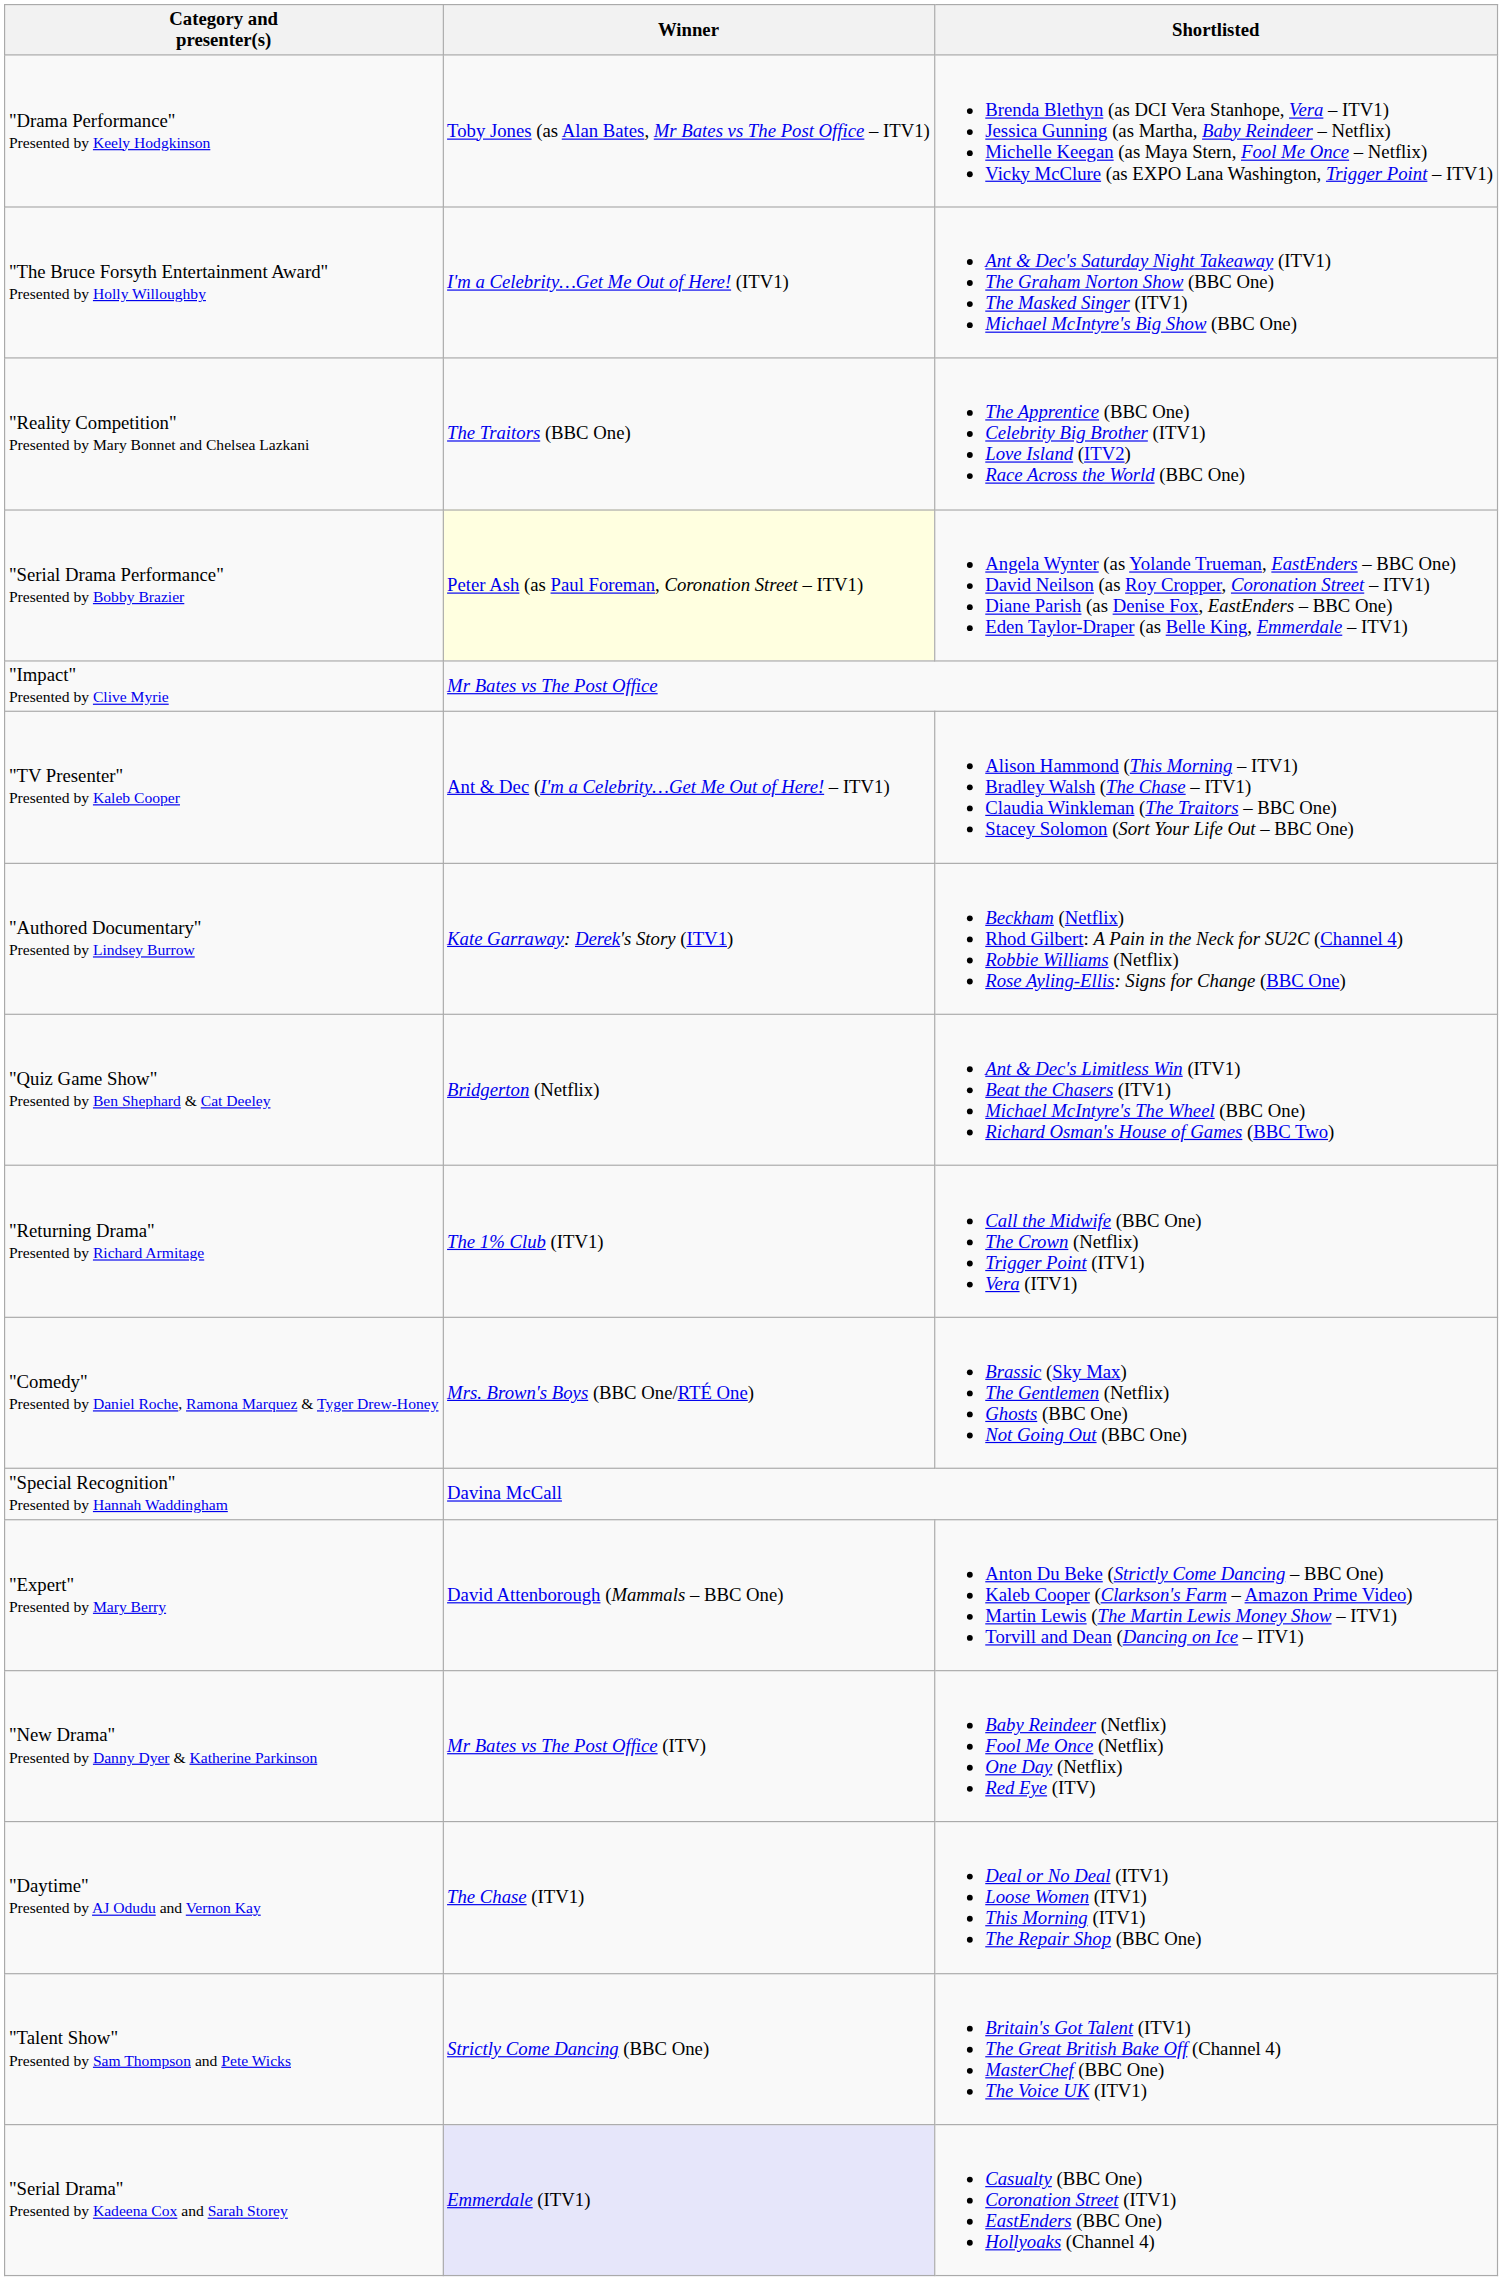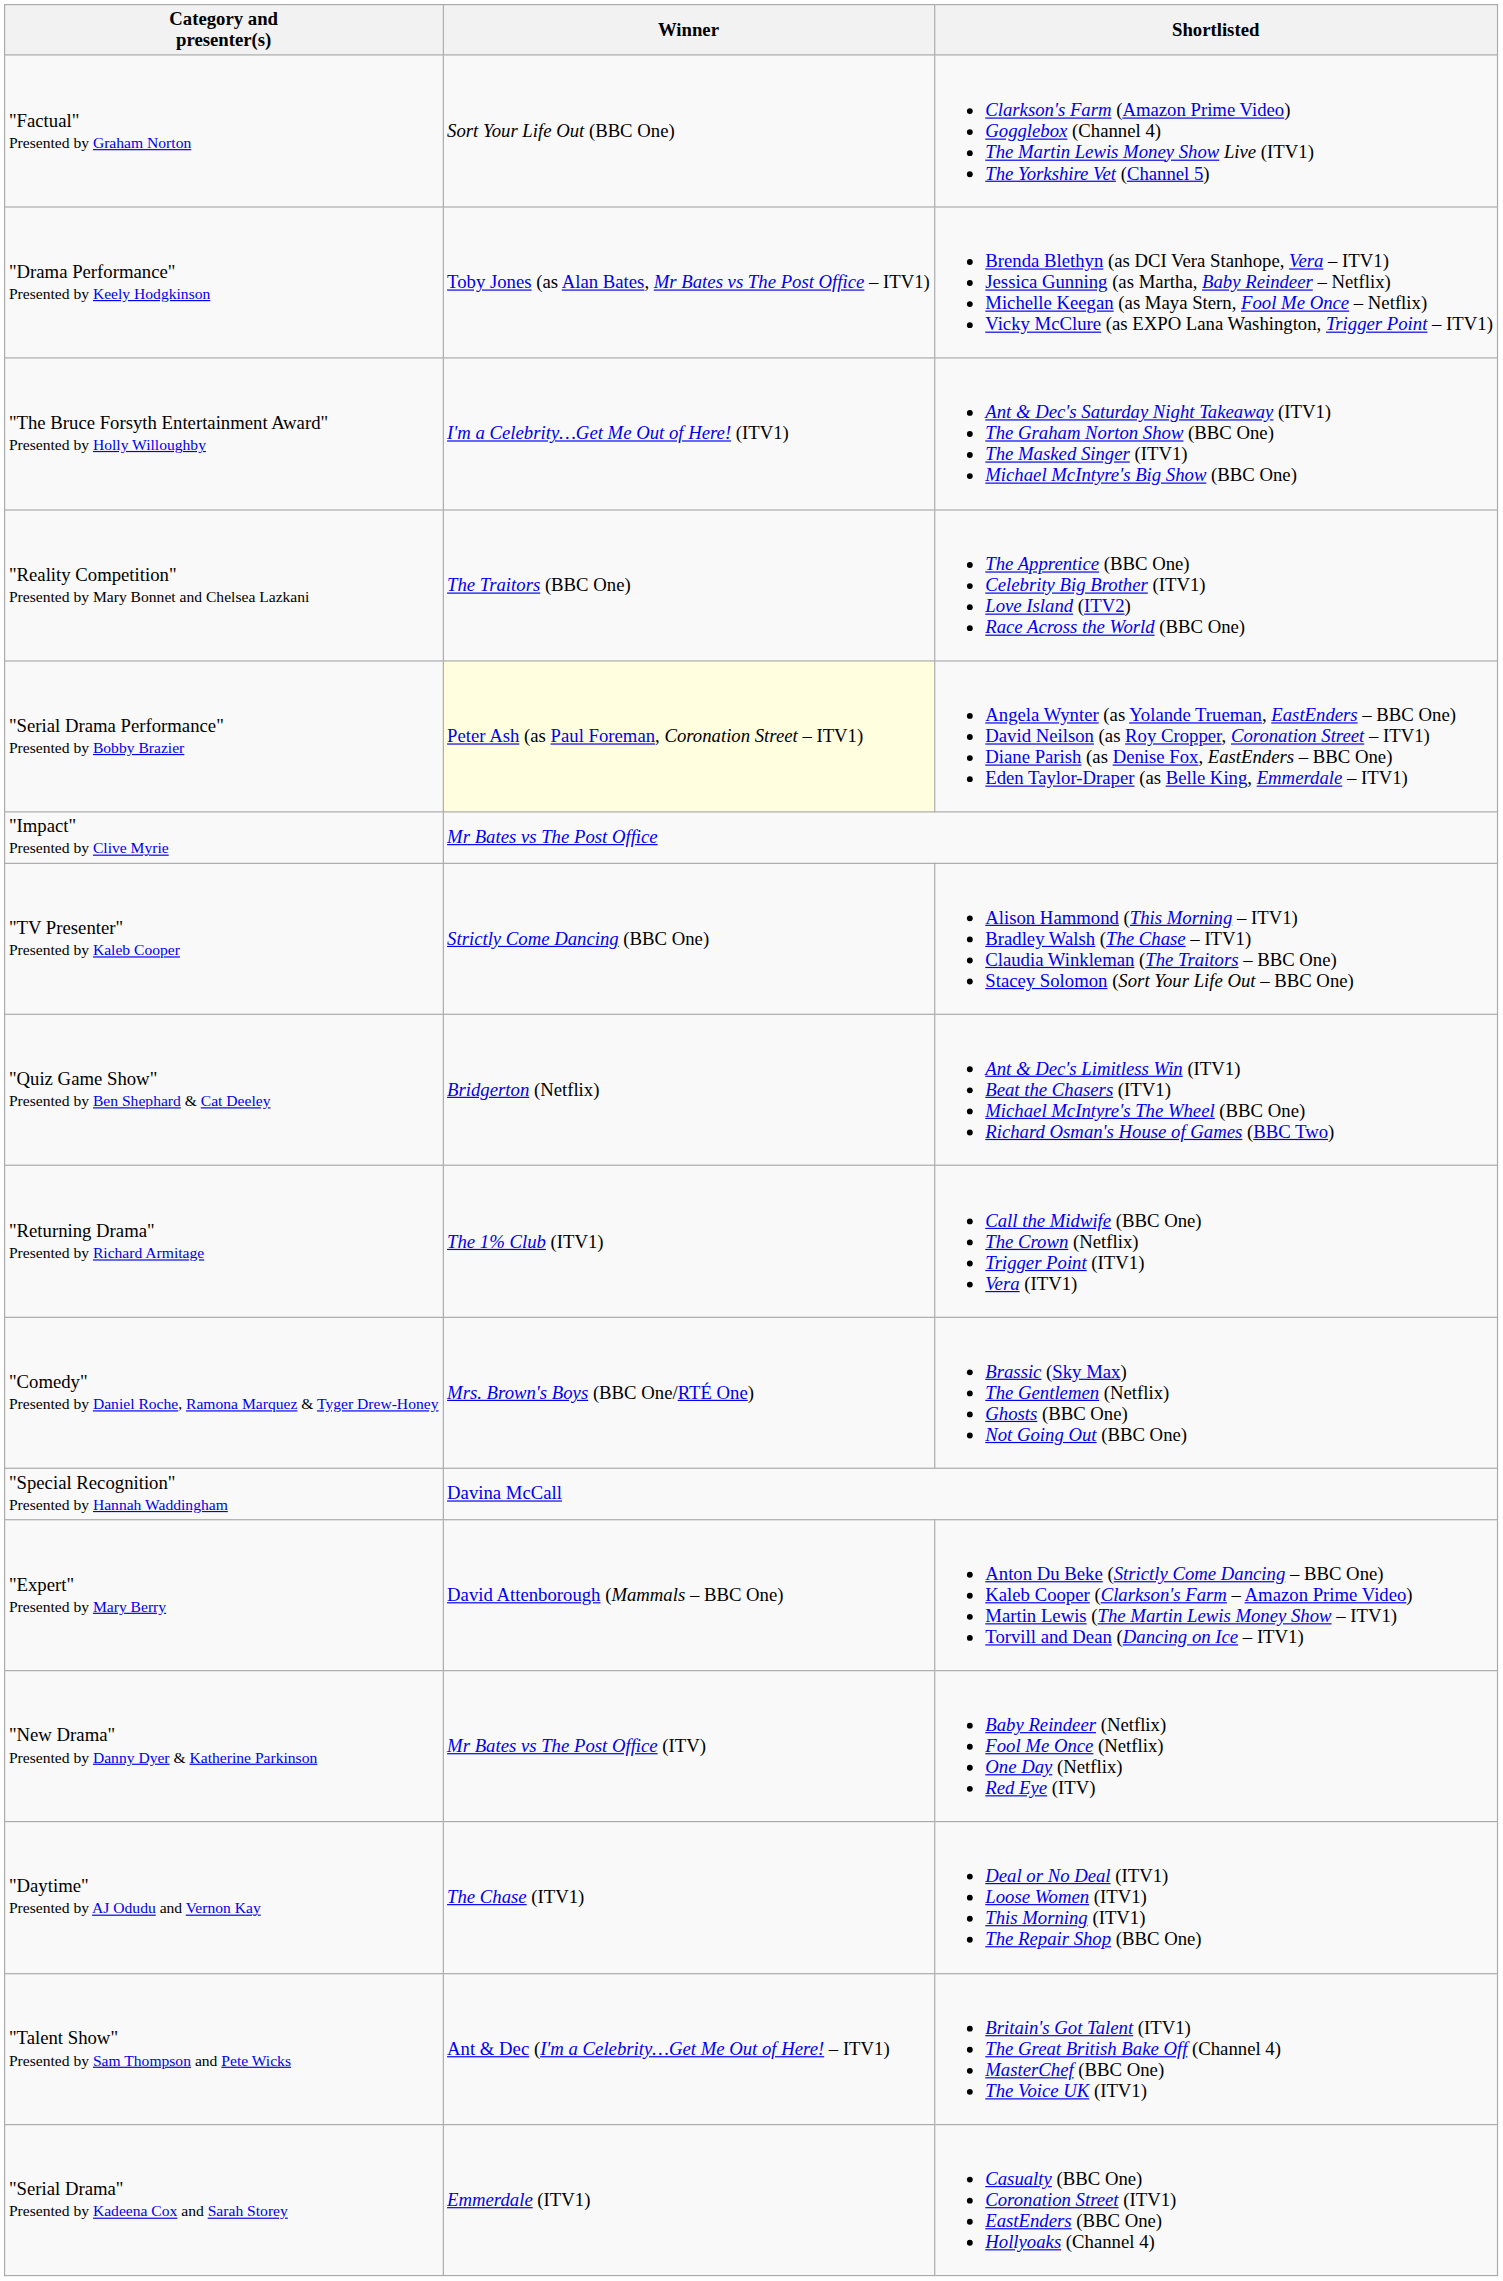+ row: (100, 130)
(668, 787) Ant & Dec (I'm a Celebrity…Get Me Out of Here! – ITV1) -> (578, 938) Strictly Come Dancing (BBC One)
- row: (105, 938)
(578, 2048) Strictly Come Dancing (BBC One) -> (668, 2048) Ant & Dec (I'm a Celebrity…Get Me Out of Here! – ITV1)
(519, 2200) lavender background -> (519, 2200) no background
